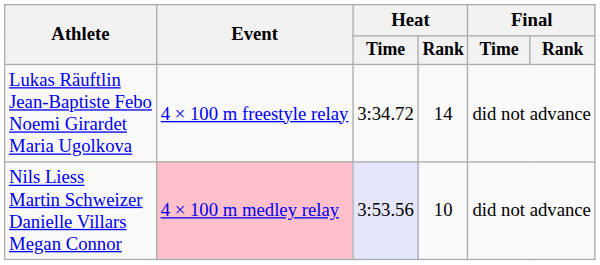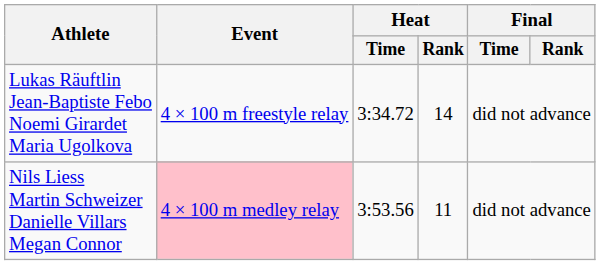(385, 210) lavender background -> (385, 210) no background
(443, 210) 10 -> (443, 210) 11
